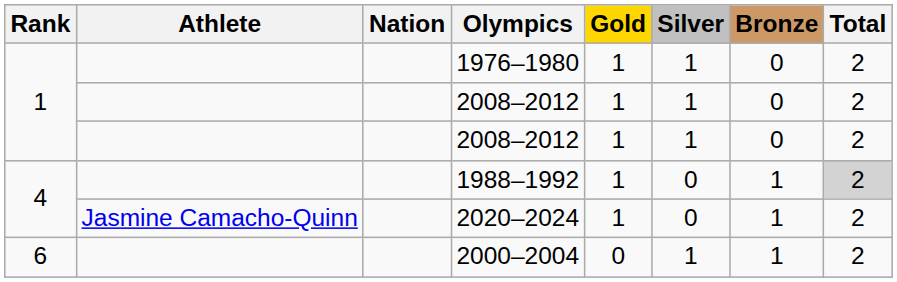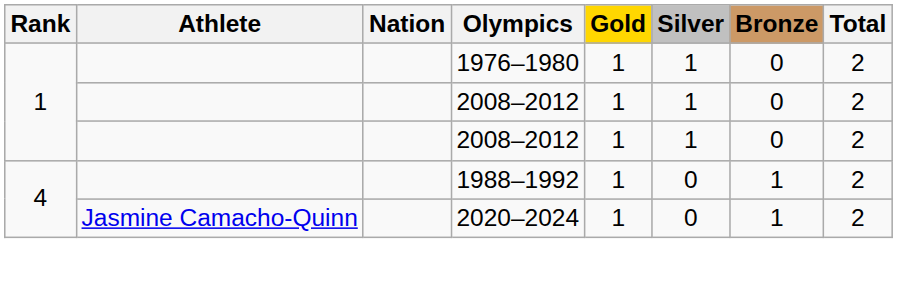(858, 179) lightgrey background -> (858, 179) no background
- row: (40, 256)
